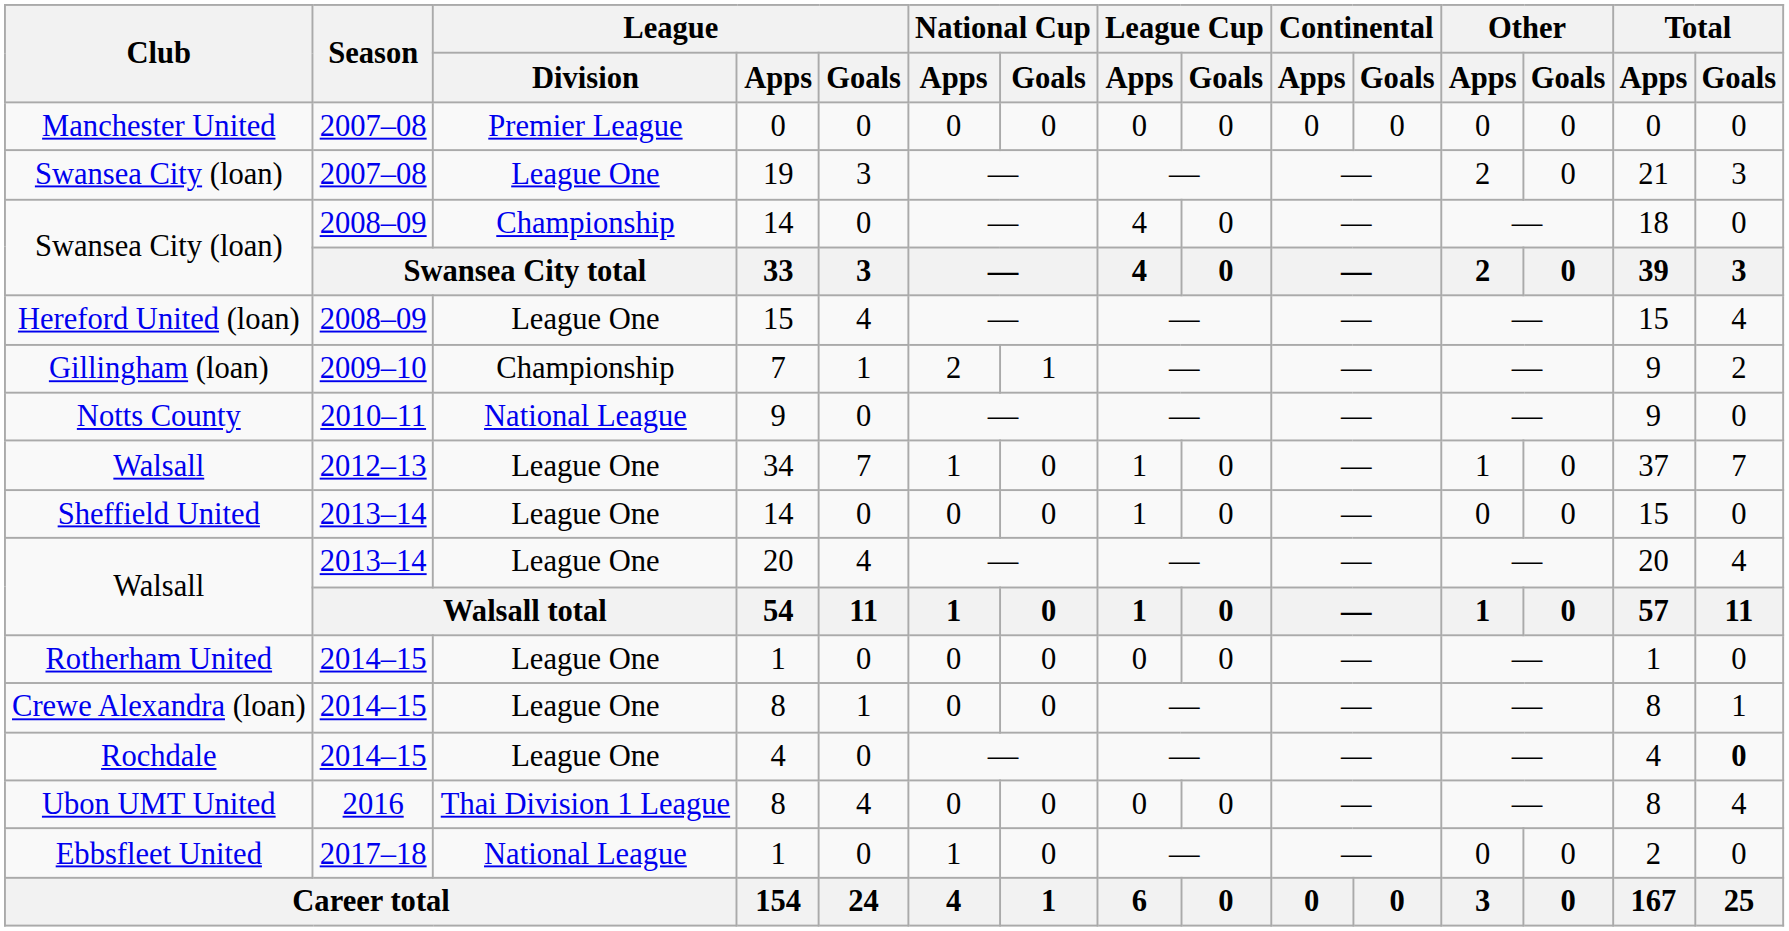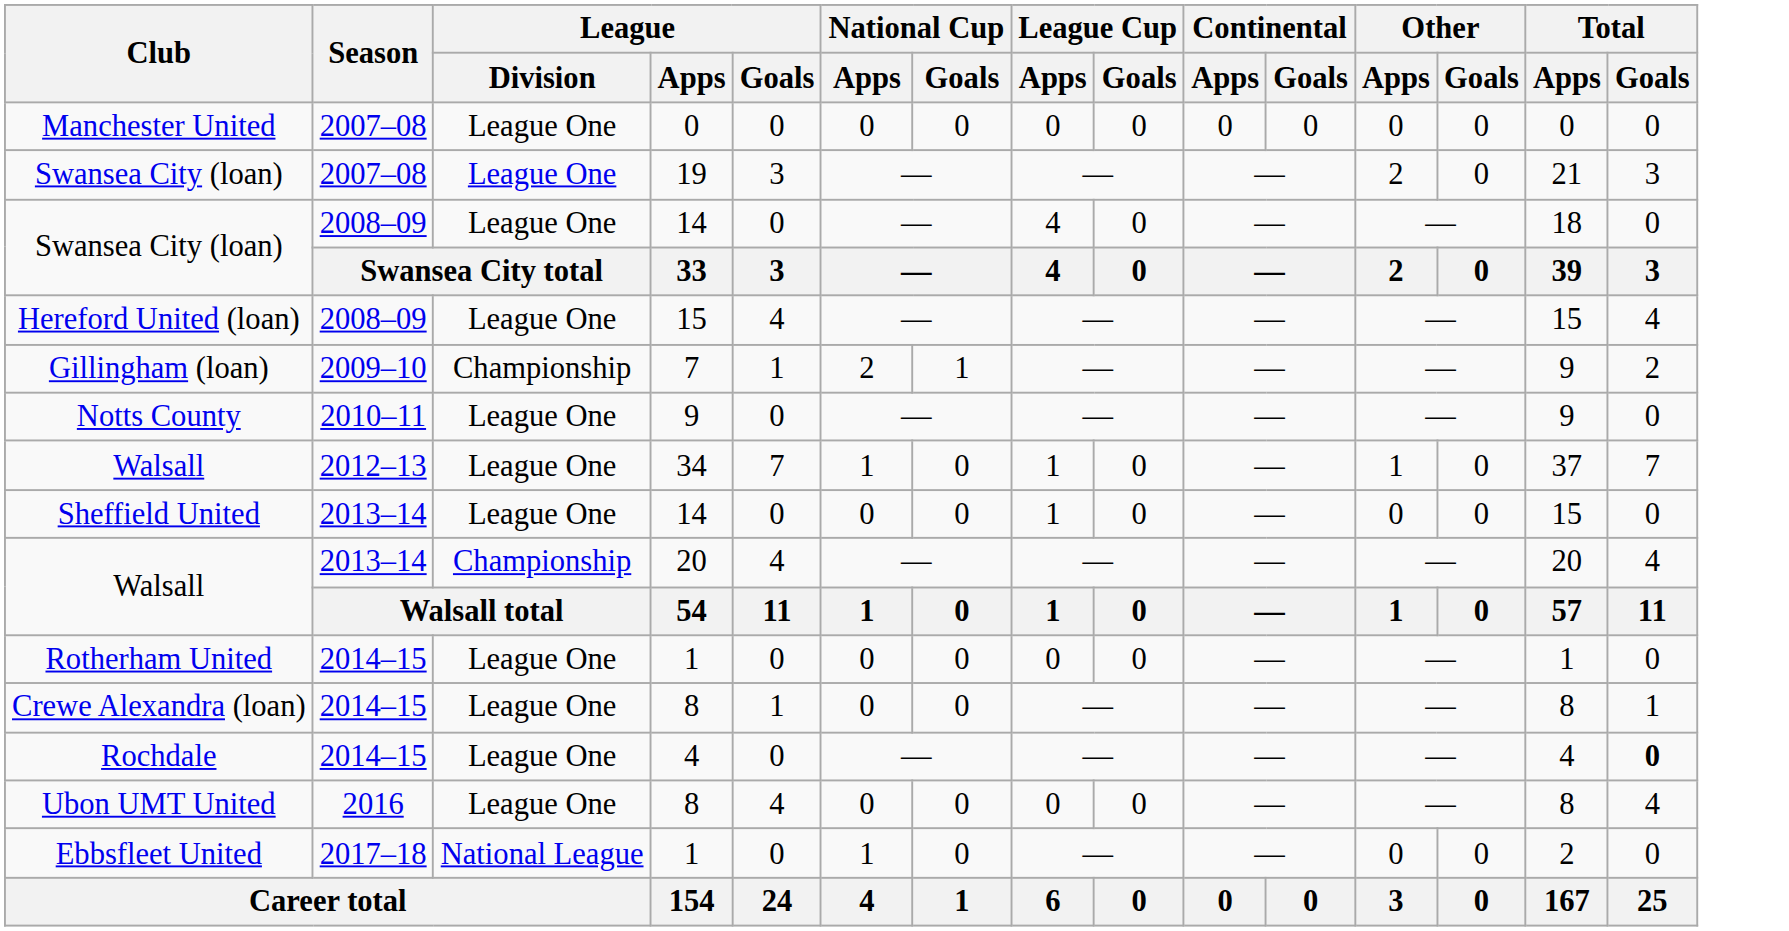(585, 125) Premier League -> (542, 125) League One
(585, 222) Championship -> (542, 222) League One
(585, 416) National League -> (542, 416) League One
(585, 561) League One -> (542, 561) Championship
(585, 804) Thai Division 1 League -> (542, 804) League One
